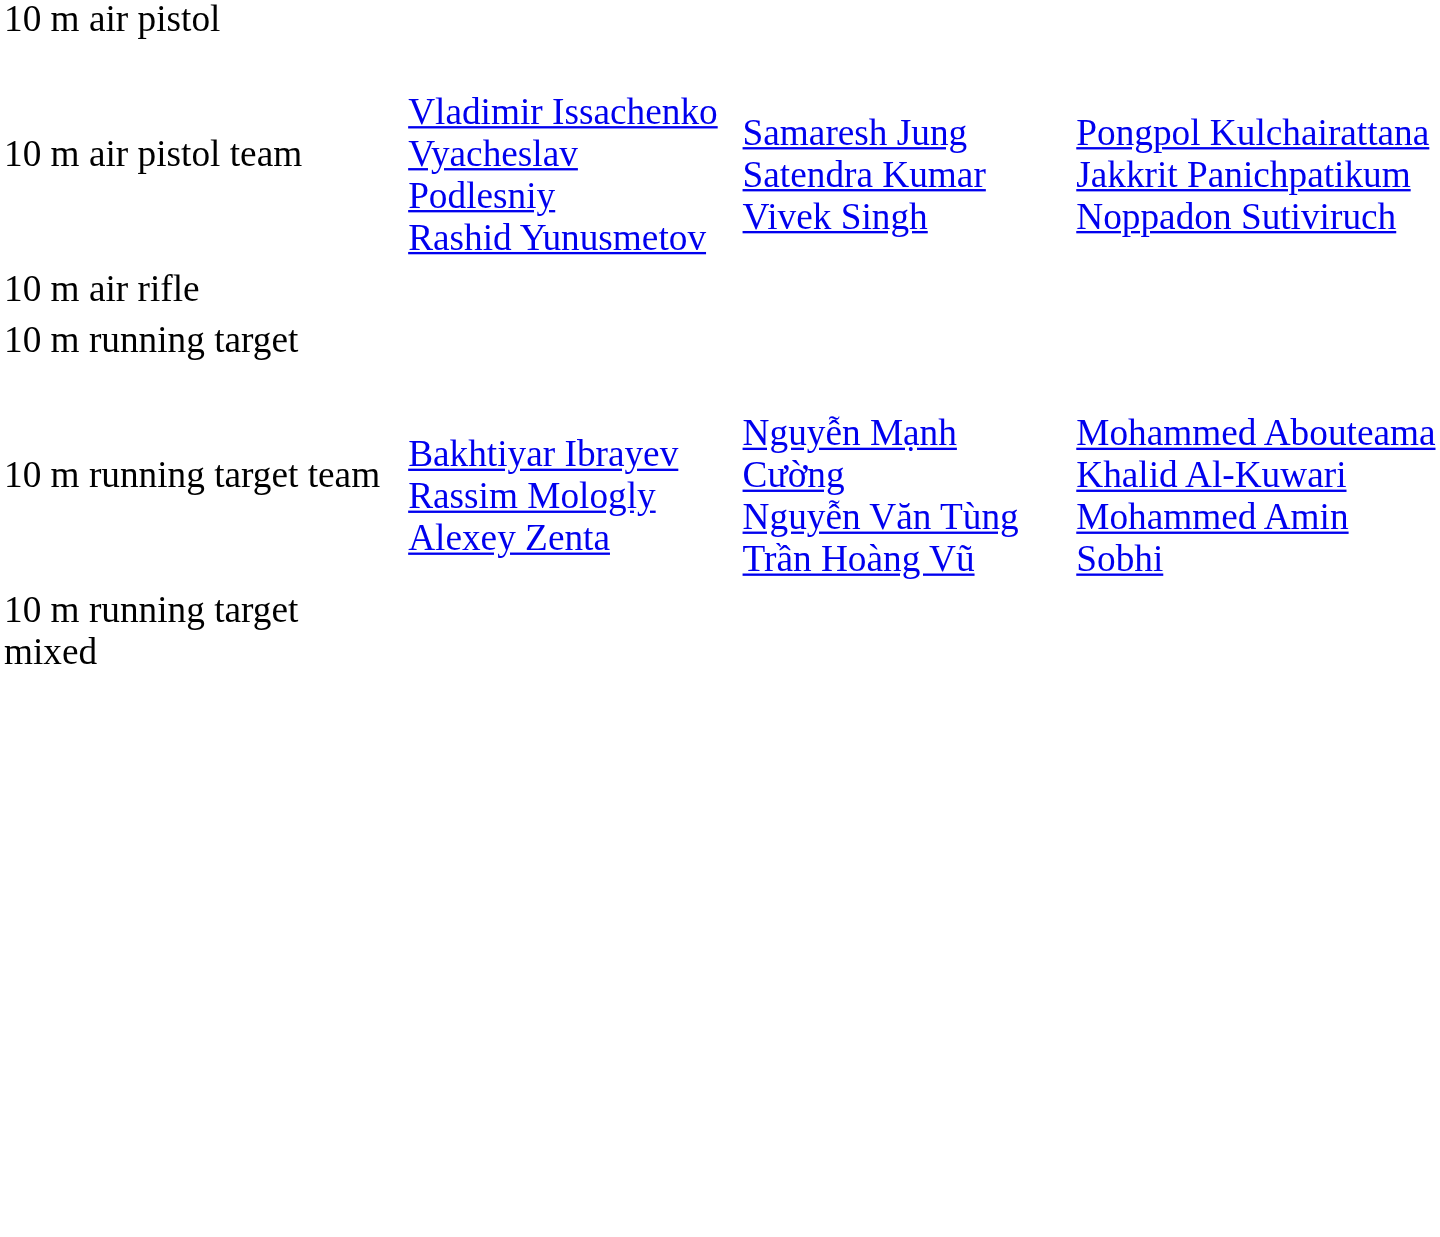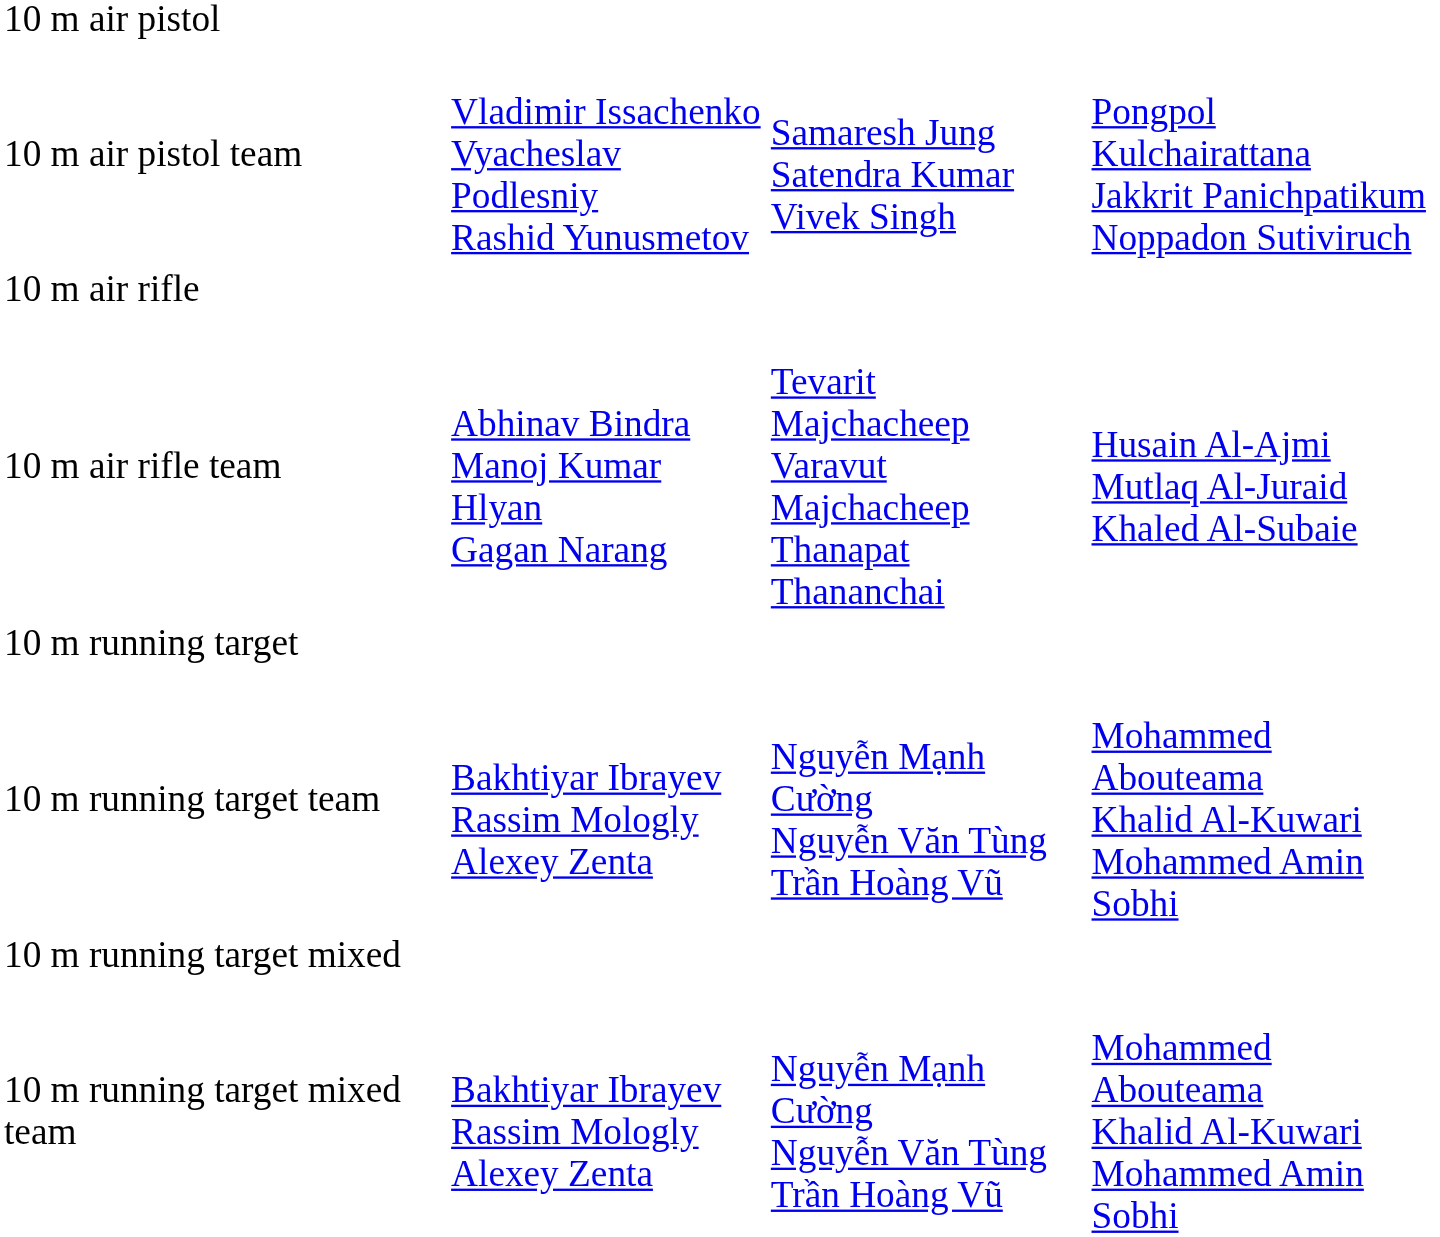+ row: (143, 465)
+ row: (202, 1111)
